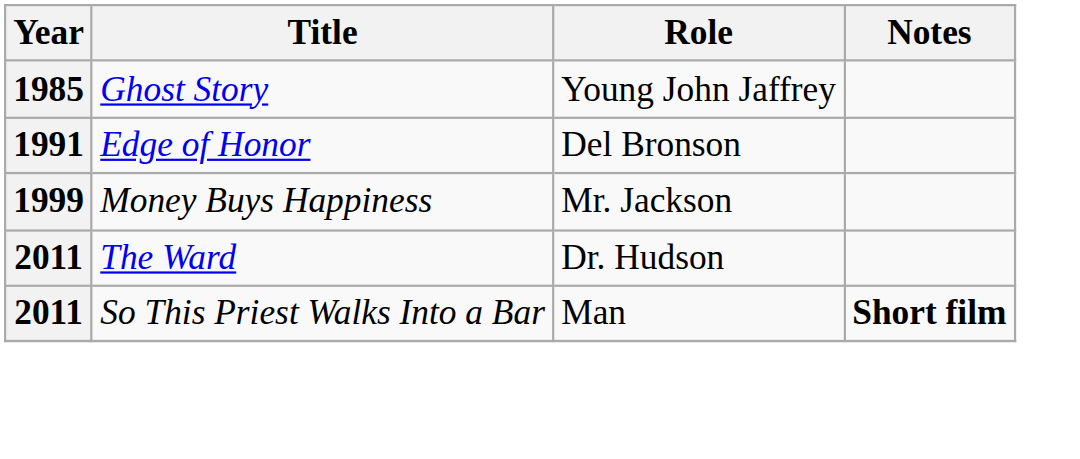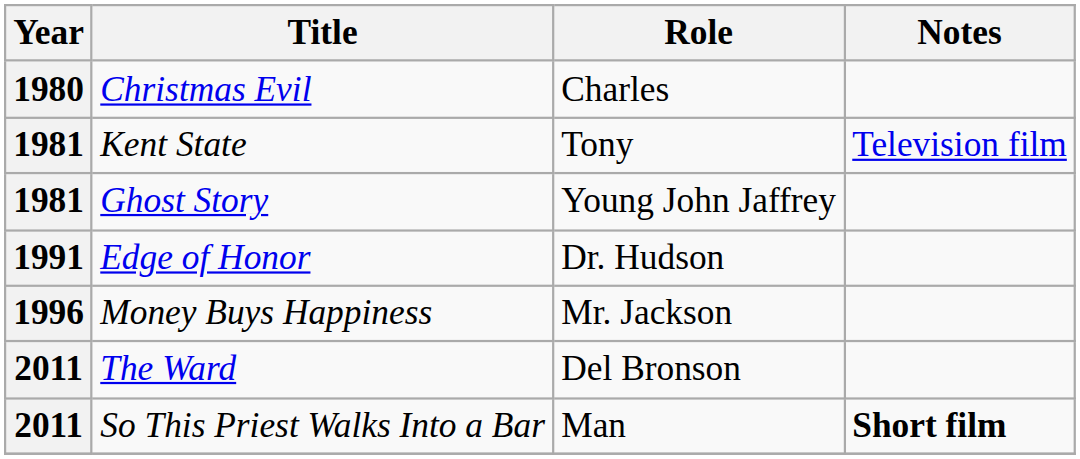+ row: (206, 88)
+ row: (173, 144)
(49, 88) 1985 -> (49, 200) 1981
(651, 144) Del Bronson -> (643, 256) Dr. Hudson
(49, 200) 1999 -> (49, 312) 1996
(643, 256) Dr. Hudson -> (651, 369) Del Bronson
